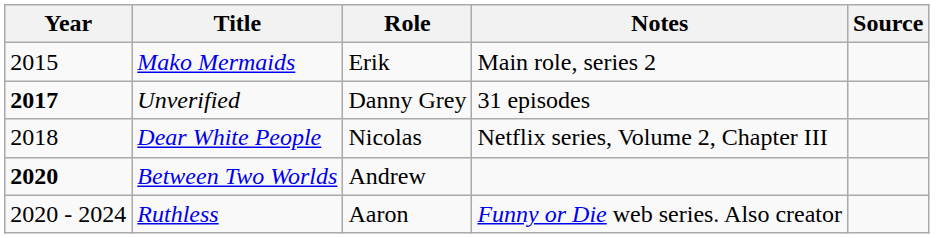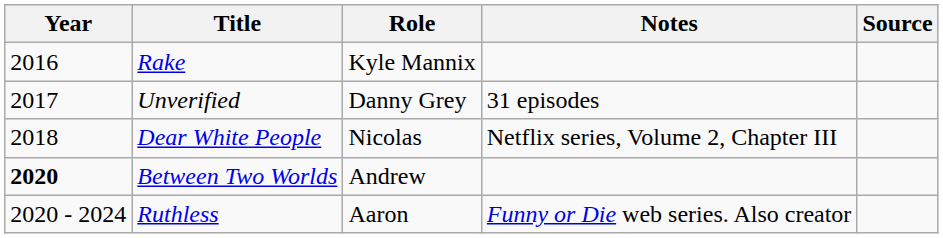- row: (216, 61)
+ row: (161, 61)
(34, 99) bold -> (34, 99) normal
